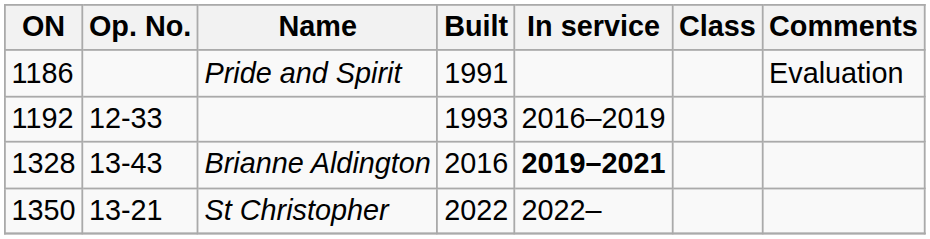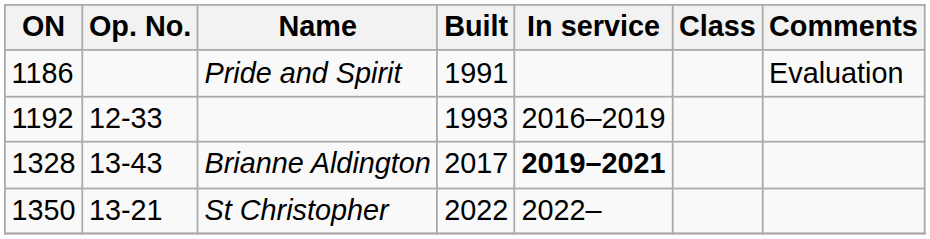(476, 164) 2016 -> (476, 164) 2017
